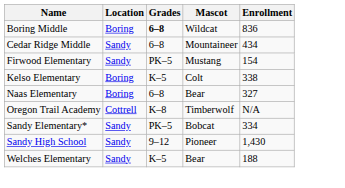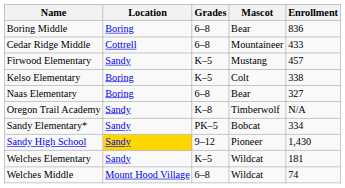(156, 28) bold -> (202, 28) normal
(201, 28) Wildcat -> (241, 28) Bear
(118, 45) Sandy -> (121, 45) Cottrell
(250, 45) 434 -> (296, 45) 433
(160, 61) PK–5 -> (203, 61) K–5
(250, 61) 154 -> (296, 61) 457
(121, 110) Cottrell -> (118, 110) Sandy
(118, 142) no background -> (118, 142) gold background
(195, 158) Bear -> (247, 158) Wildcat
(250, 158) 188 -> (296, 158) 181
+ row: (40, 175)
